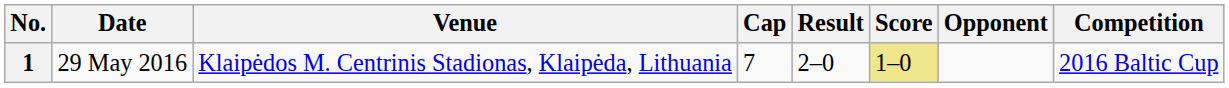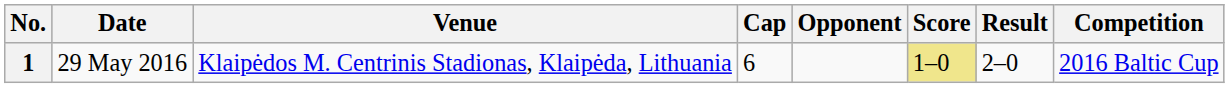columns swapped: (996, 23) <-> (831, 23)
(749, 62) 7 -> (749, 62) 6
